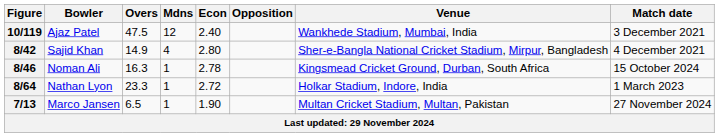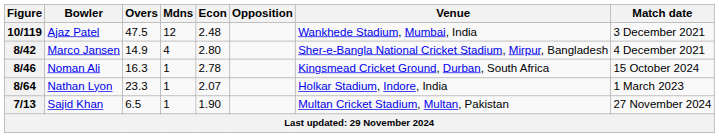(210, 31) 2.40 -> (210, 31) 2.48
(75, 50) Sajid Khan -> (84, 50) Marco Jansen
(210, 86) 2.72 -> (210, 86) 2.07
(84, 104) Marco Jansen -> (75, 104) Sajid Khan
